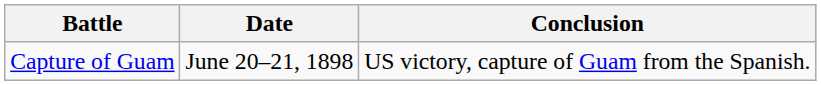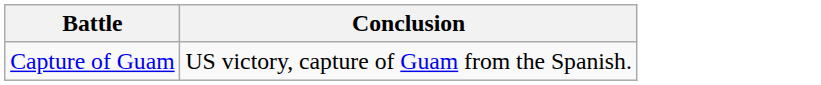- column: (269, 23)
